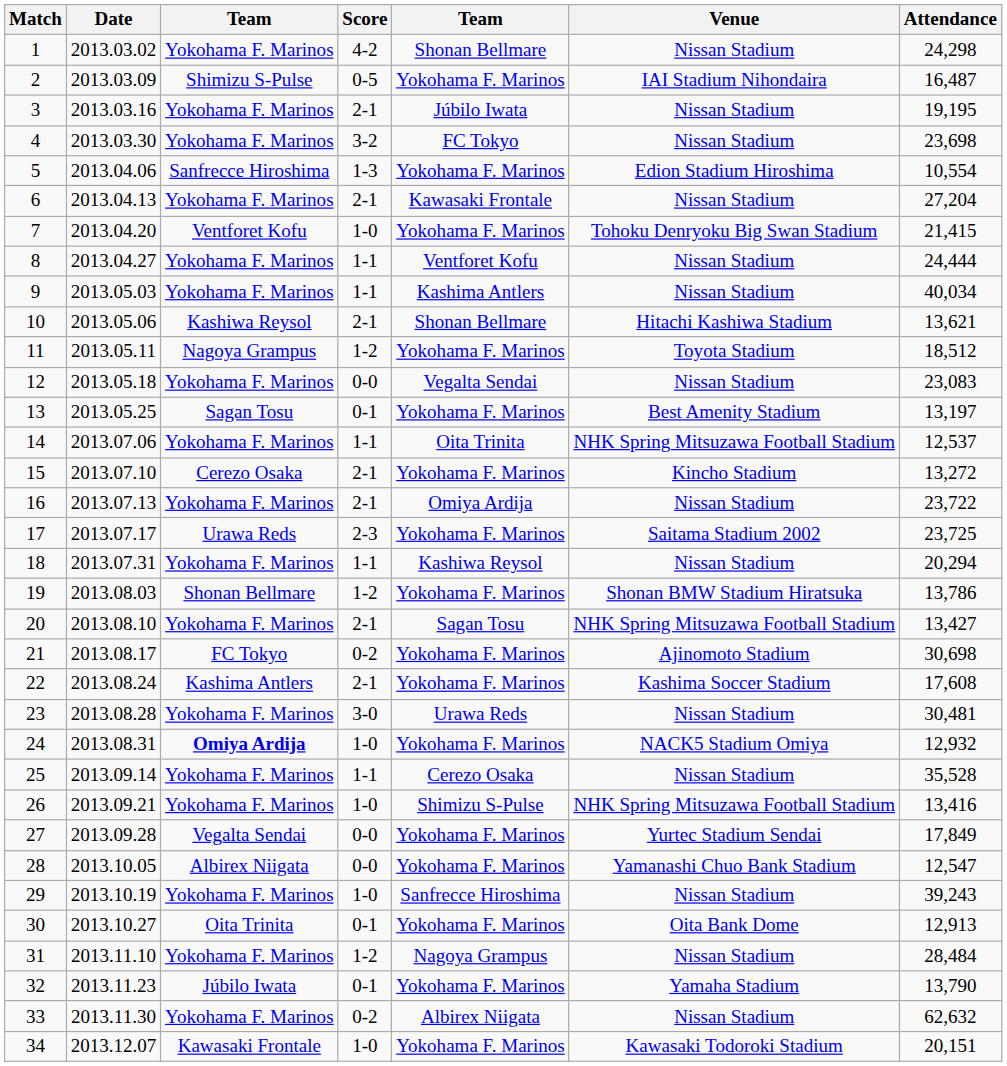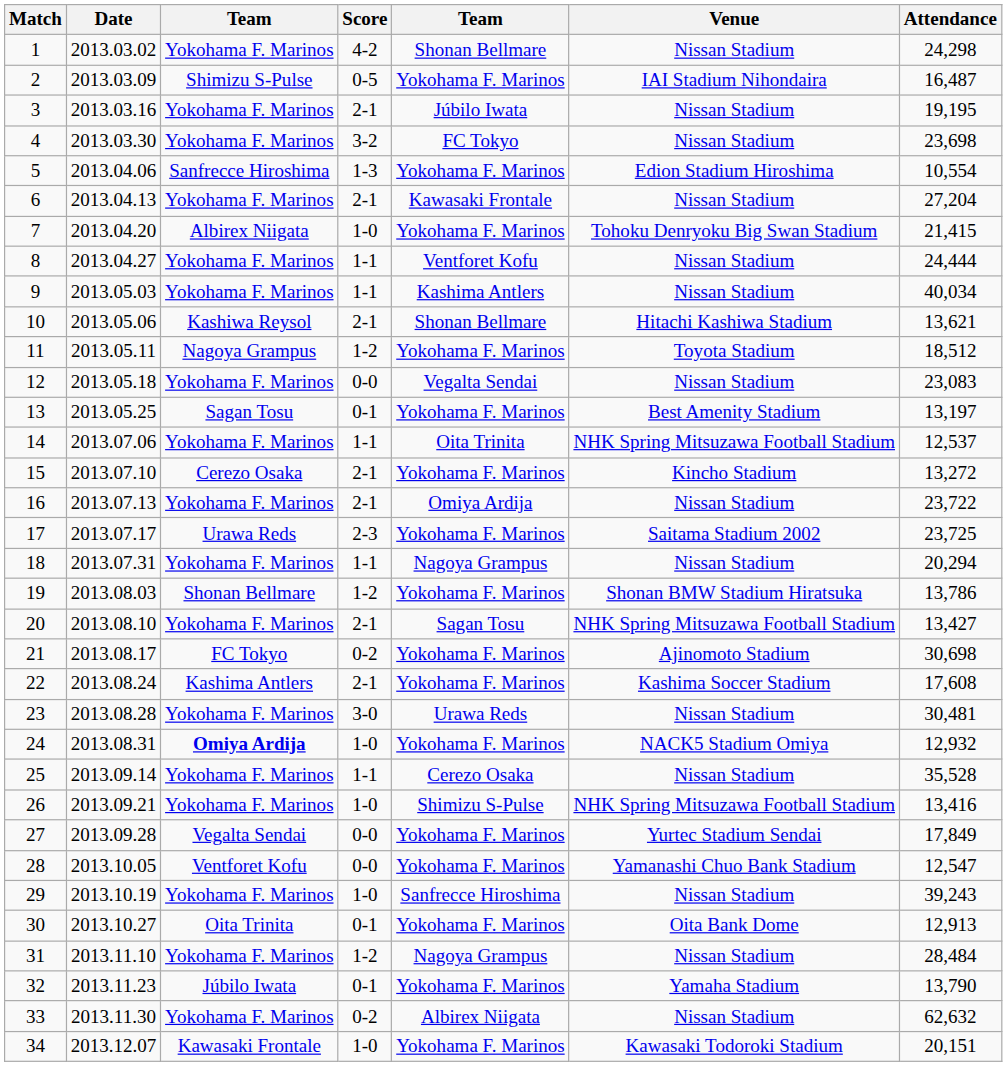(249, 230) Ventforet Kofu -> (249, 230) Albirex Niigata
(480, 563) Kashiwa Reysol -> (480, 563) Nagoya Grampus
(249, 865) Albirex Niigata -> (249, 865) Ventforet Kofu
